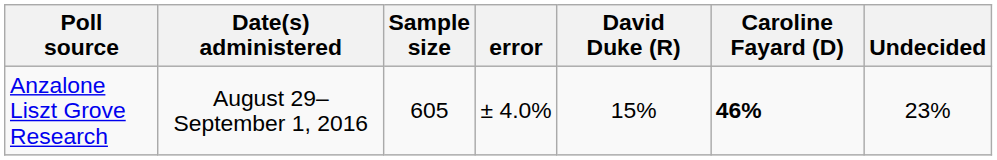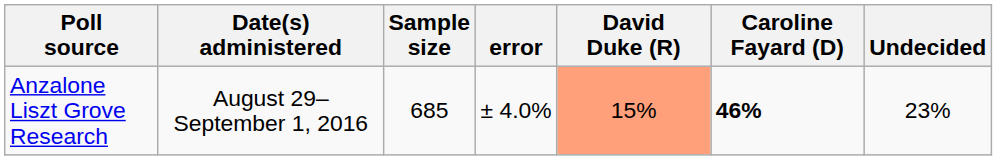(429, 110) 605 -> (429, 110) 685
(634, 110) no background -> (634, 110) lightsalmon background
